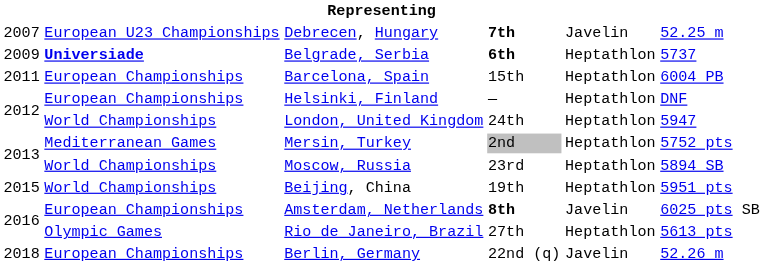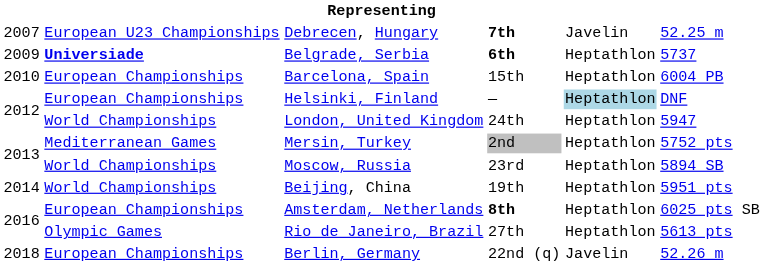(22, 77) 2011 -> (22, 77) 2010
(610, 99) no background -> (610, 99) lightblue background
(22, 187) 2015 -> (22, 187) 2014
(597, 210) Javelin -> (610, 210) Heptathlon
